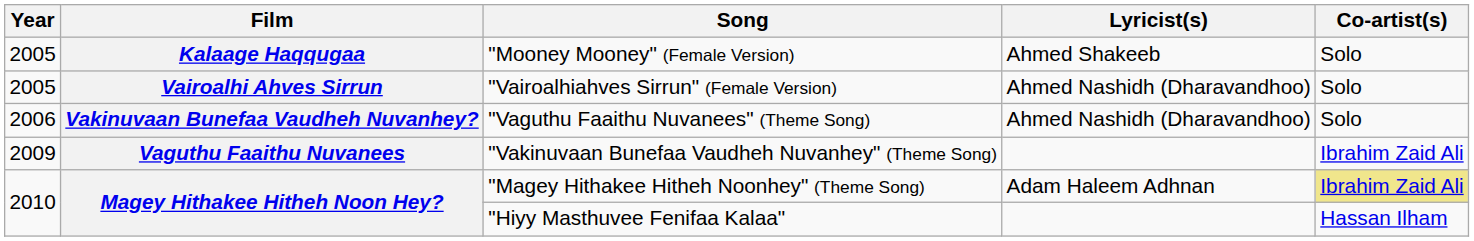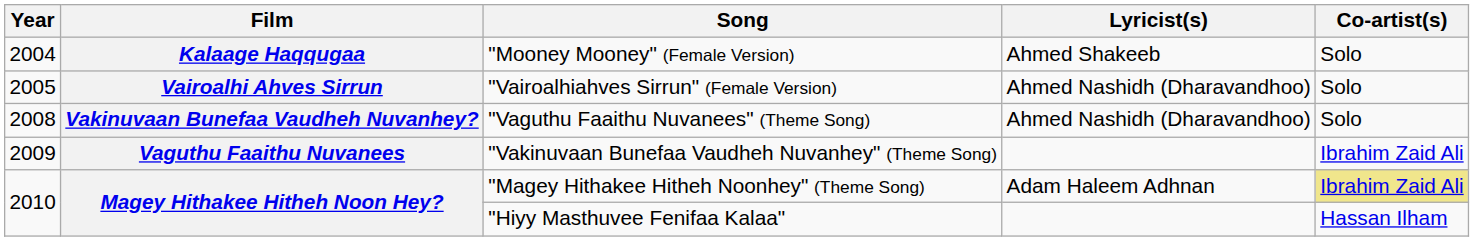(33, 53) 2005 -> (33, 53) 2004
(33, 119) 2006 -> (33, 119) 2008
